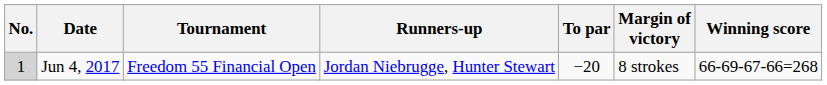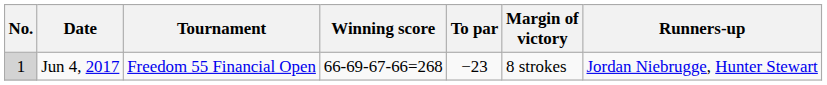columns swapped: (758, 28) <-> (439, 28)
(587, 66) −20 -> (474, 66) −23
